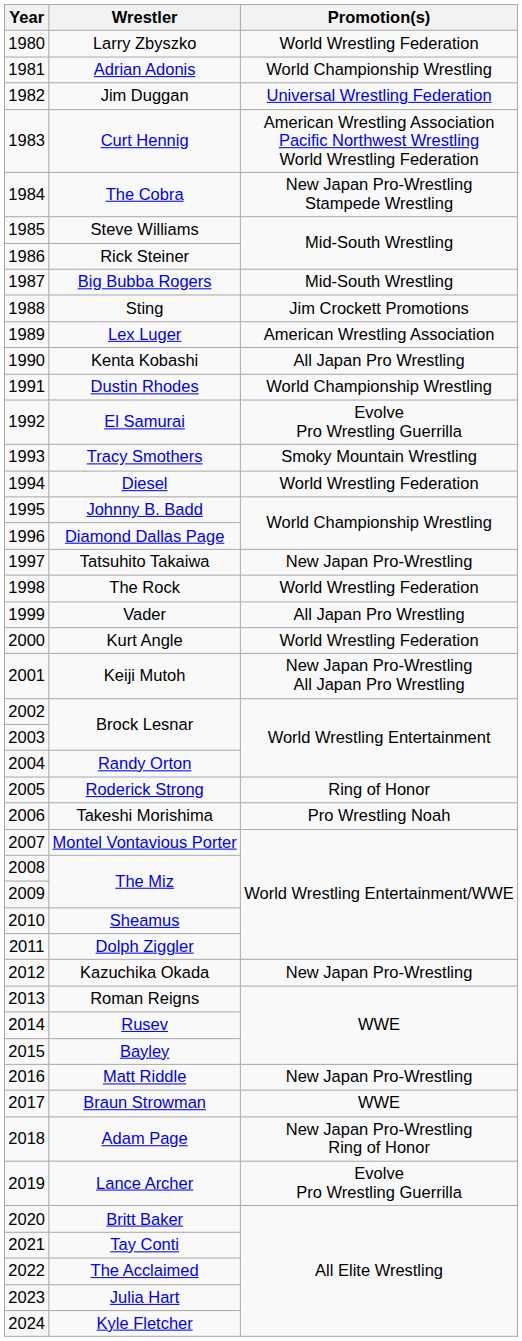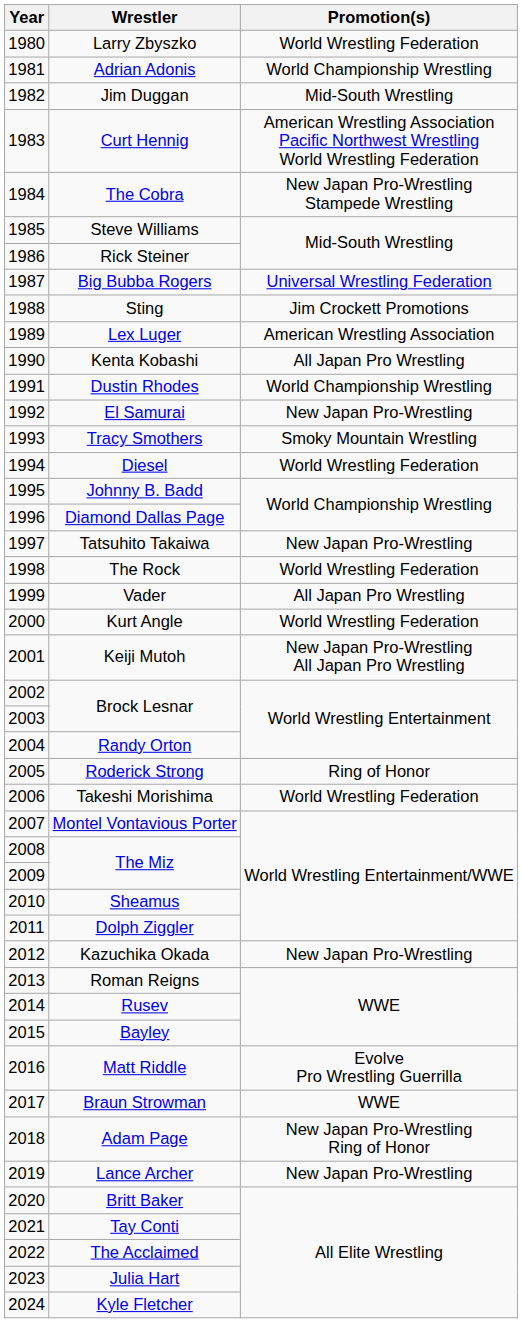(379, 95) Universal Wrestling Federation -> (379, 95) Mid-South Wrestling
(379, 282) Mid-South Wrestling -> (379, 282) Universal Wrestling Federation
(379, 422) Evolve Pro Wrestling Guerrilla -> (379, 412) New Japan Pro-Wrestling
(379, 815) Pro Wrestling Noah -> (379, 797) World Wrestling Federation
(379, 1077) New Japan Pro-Wrestling -> (379, 1068) Evolve Pro Wrestling Guerrilla
(379, 1183) Evolve Pro Wrestling Guerrilla -> (379, 1174) New Japan Pro-Wrestling
